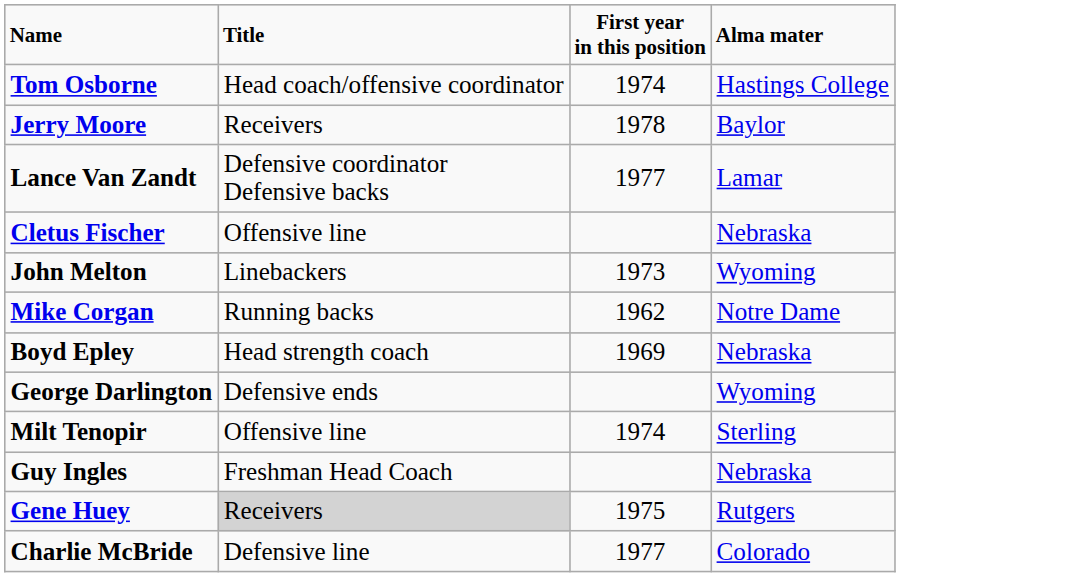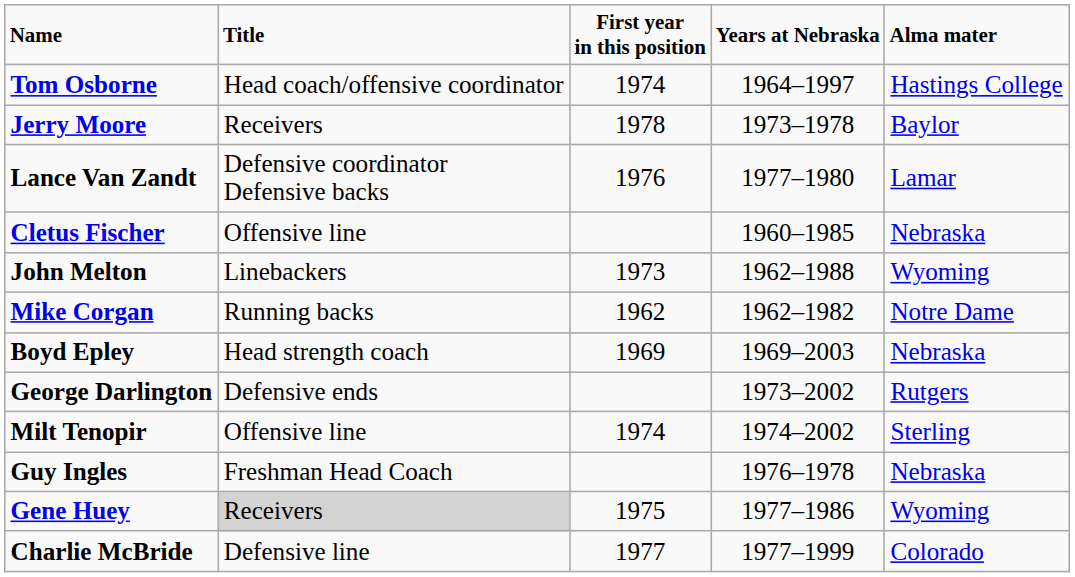+ column: (798, 34)
(640, 178) 1977 -> (640, 178) 1976
(766, 391) Wyoming -> (930, 391) Rutgers
(756, 511) Rutgers -> (940, 511) Wyoming
